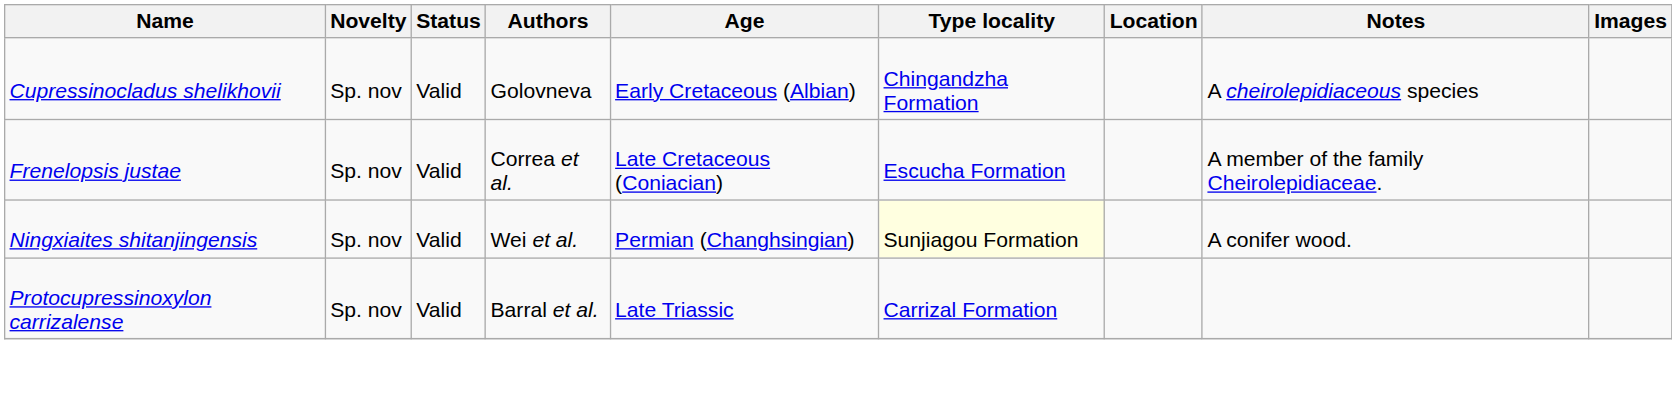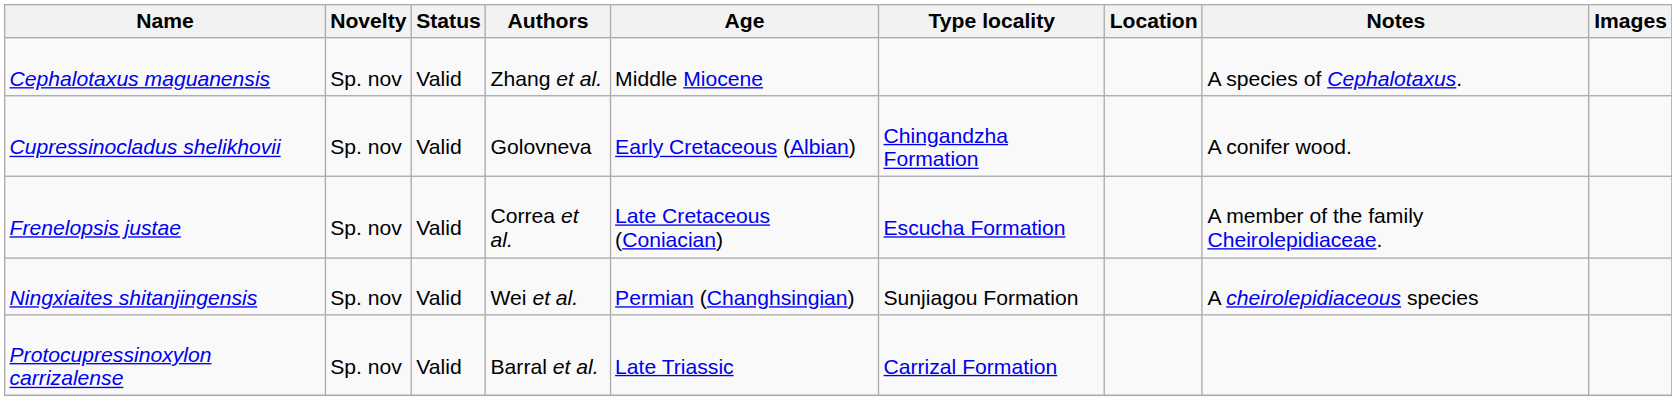+ row: (140, 78)
(1343, 90) A cheirolepidiaceous species -> (1280, 147) A conifer wood.
(981, 240) lightyellow background -> (981, 297) no background
(1280, 240) A conifer wood. -> (1343, 297) A cheirolepidiaceous species
